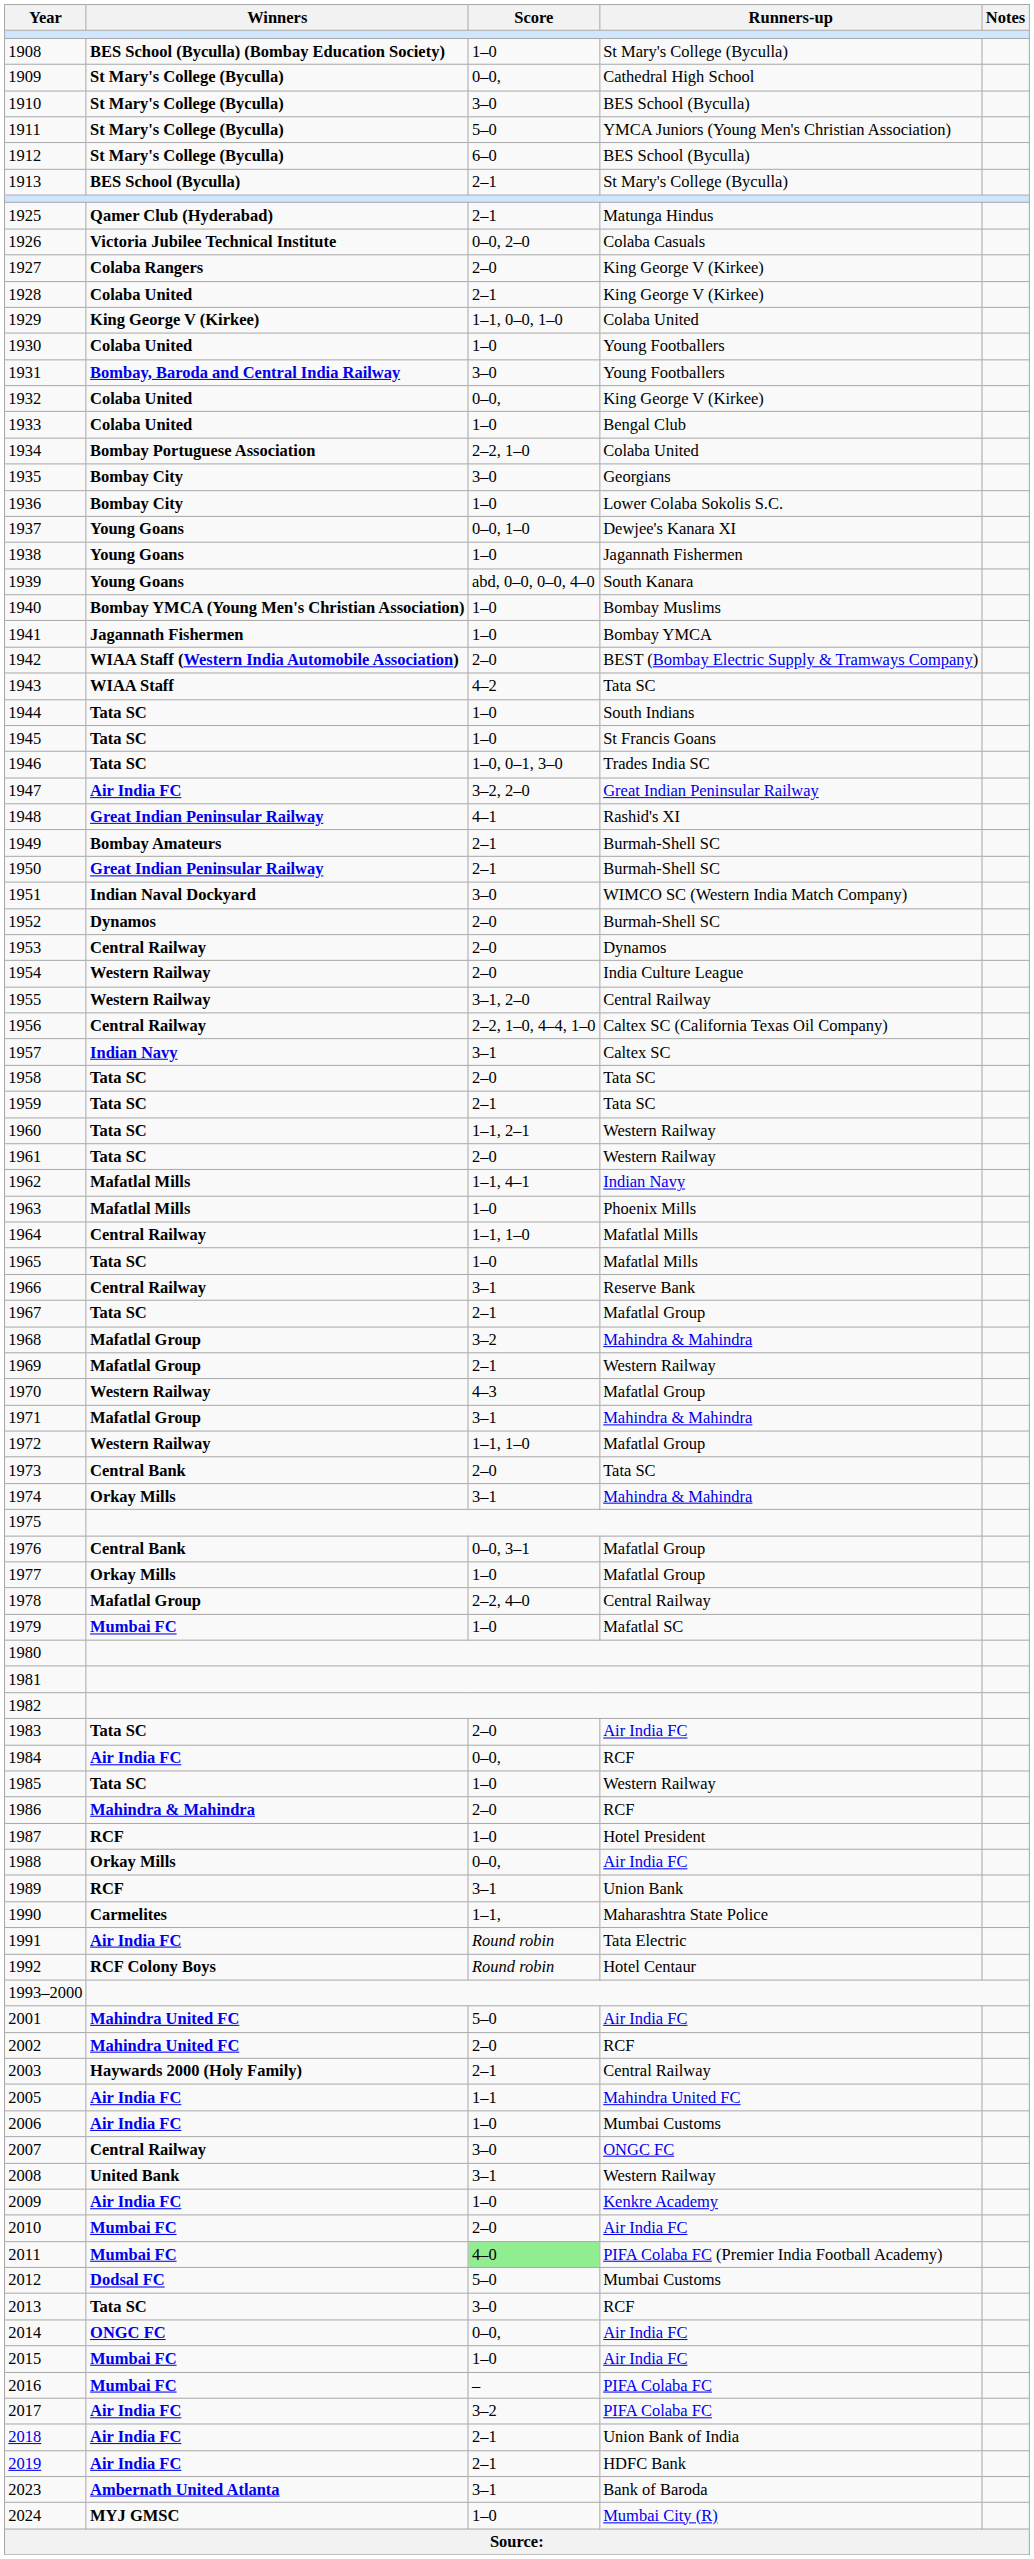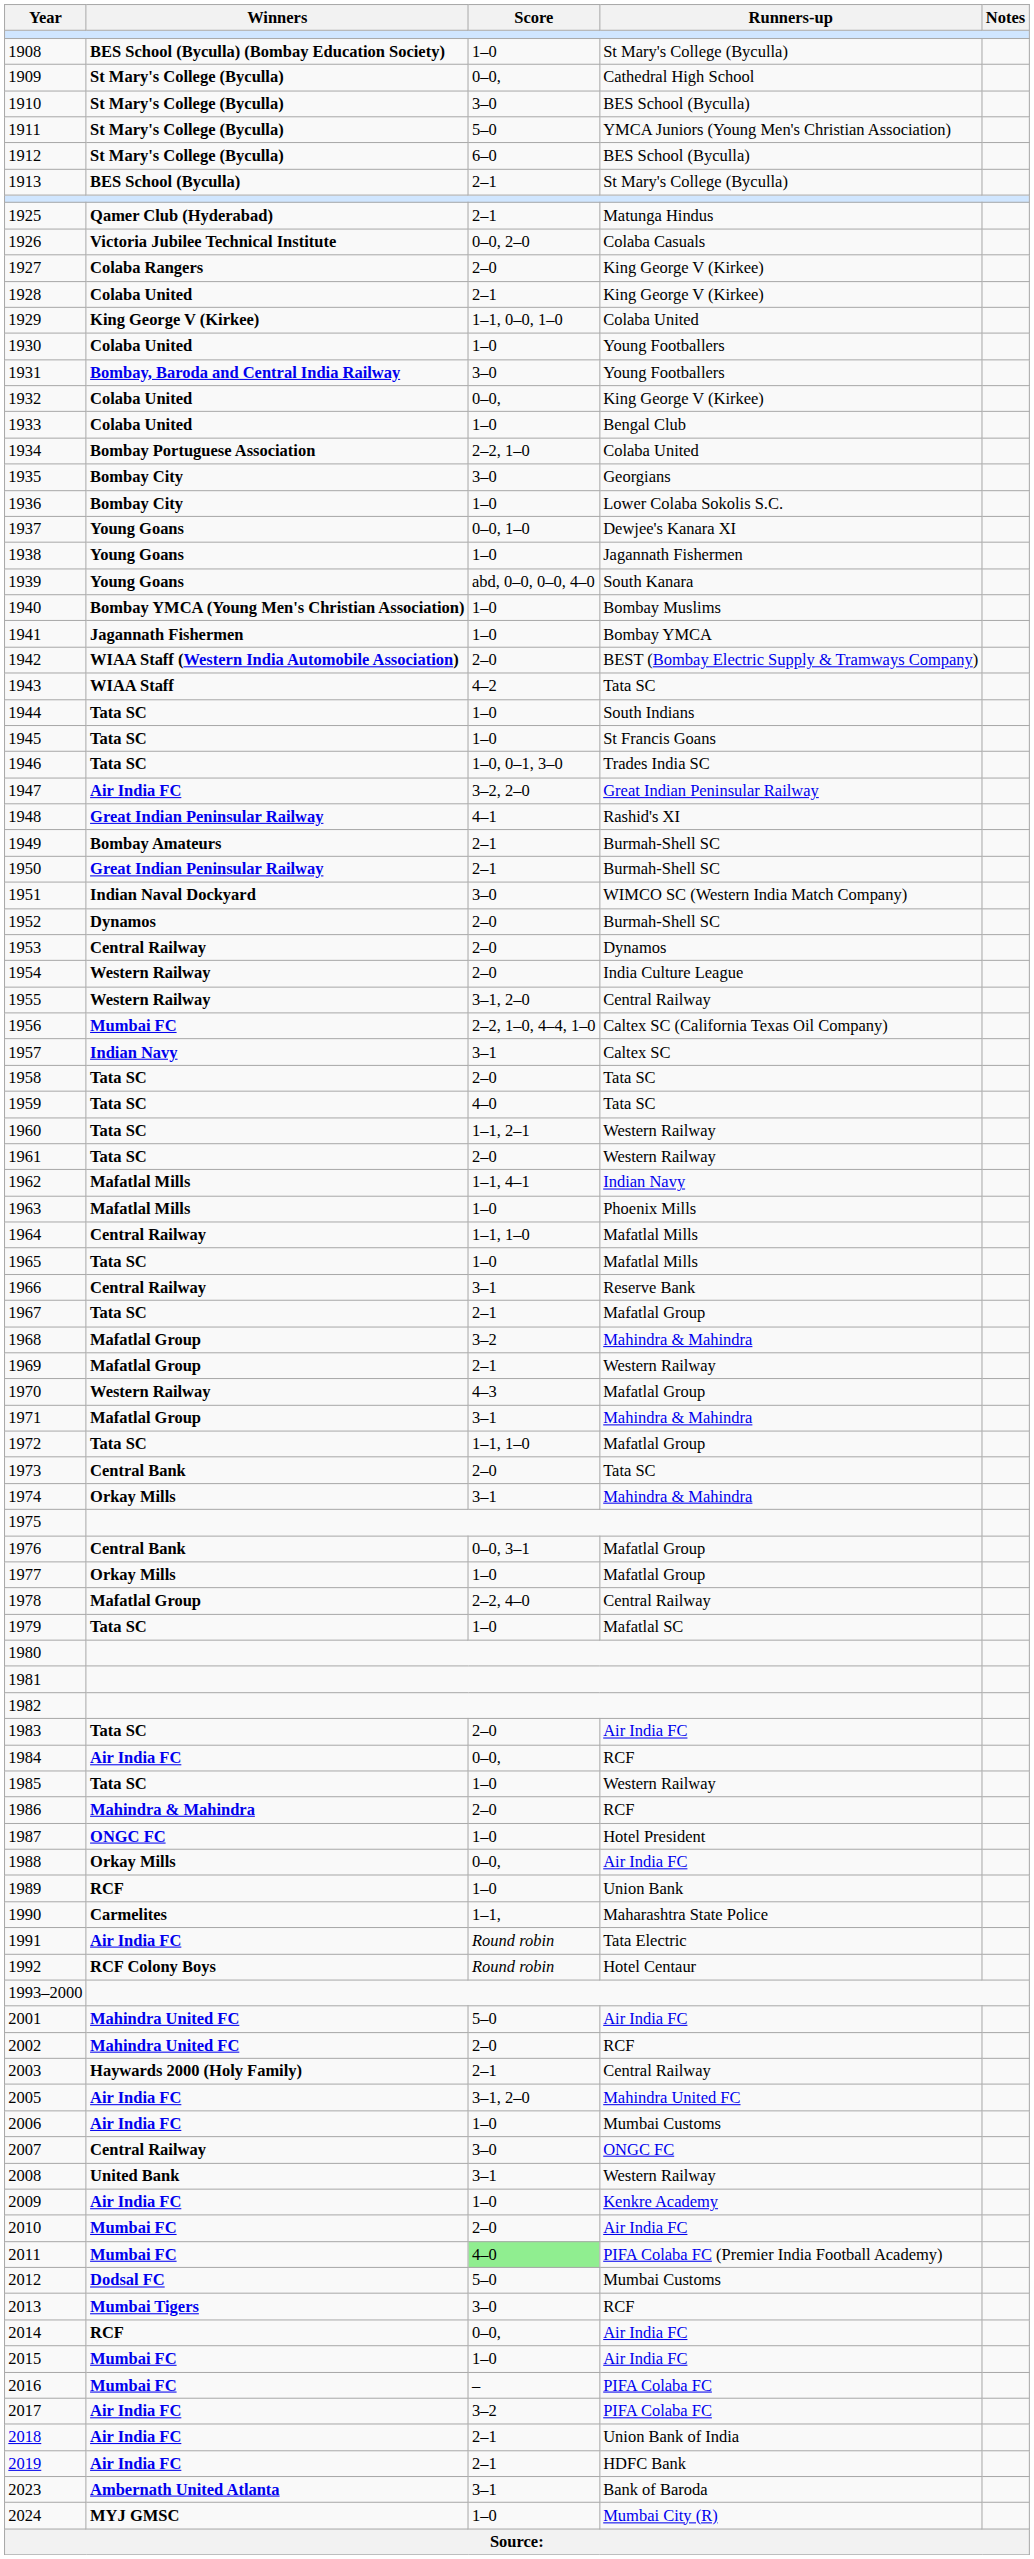(148, 1025) Central Railway -> (133, 1025) Mumbai FC
(484, 1104) 2–1 -> (484, 1104) 4–0
(150, 1444) Western Railway -> (118, 1444) Tata SC
(133, 1627) Mumbai FC -> (118, 1627) Tata SC
(107, 1836) RCF -> (128, 1836) ONGC FC
(484, 1888) 3–1 -> (484, 1888) 1–0
(484, 2097) 1–1 -> (501, 2097) 3–1, 2–0
(118, 2306) Tata SC -> (144, 2306) Mumbai Tigers
(128, 2332) ONGC FC -> (107, 2332) RCF
